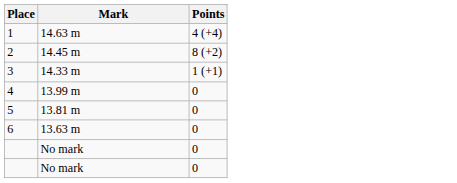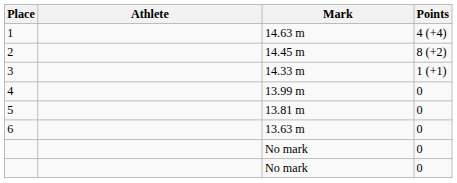+ column: (150, 14)
